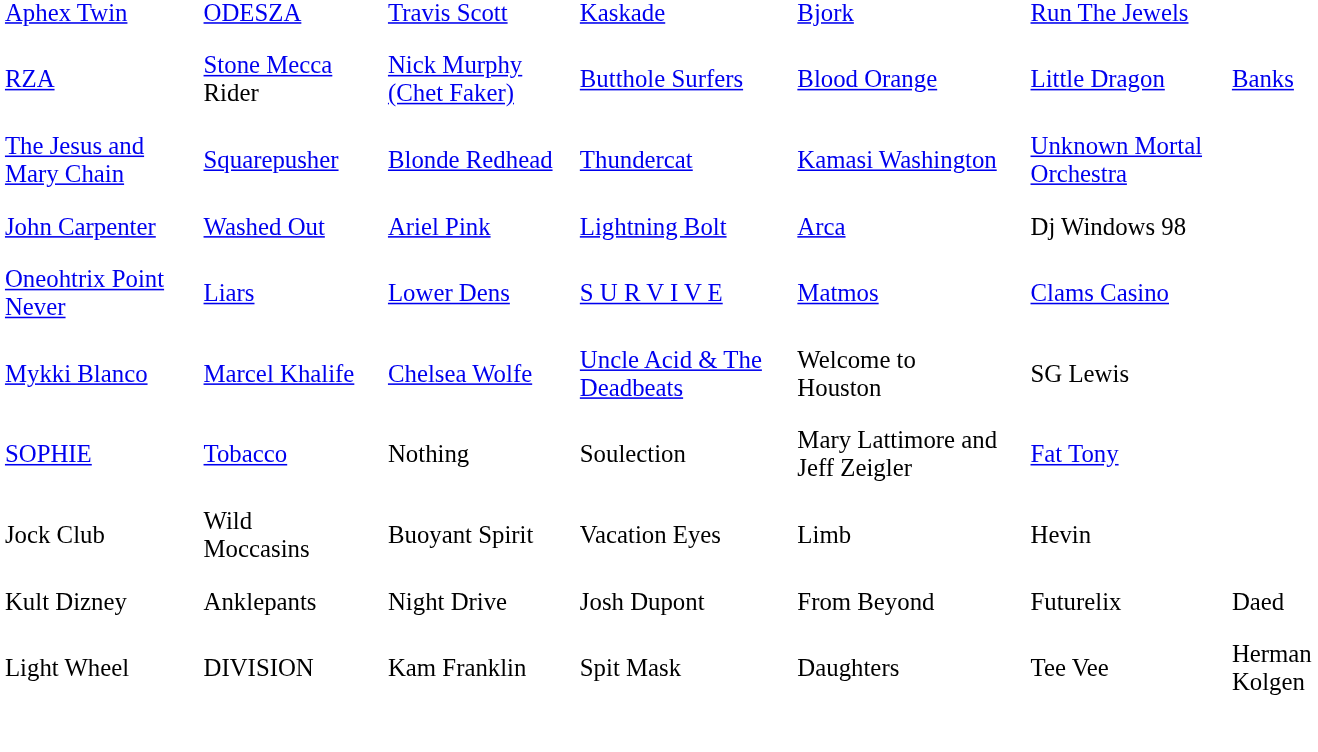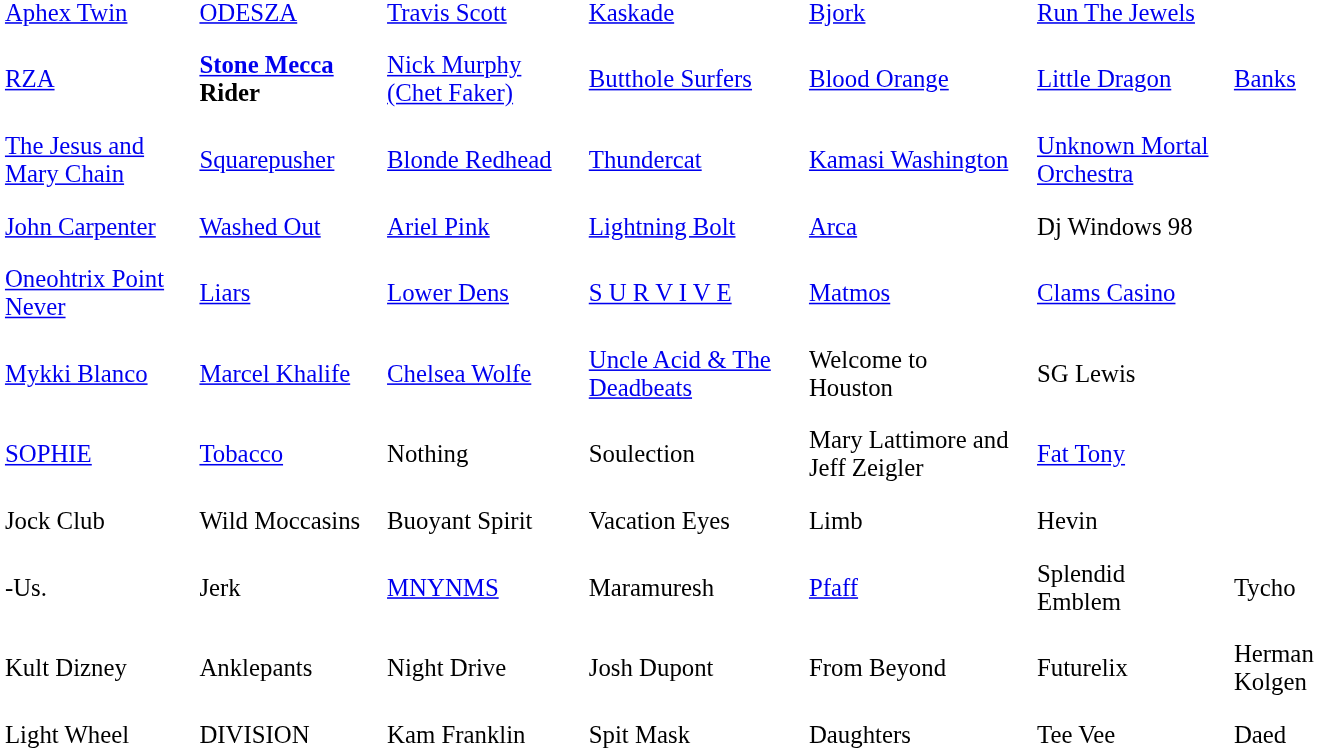(268, 79) normal -> (267, 79) bold
+ row: (26, 587)
(1258, 601) Daed -> (1274, 668) Herman Kolgen
(1272, 668) Herman Kolgen -> (1260, 734) Daed
